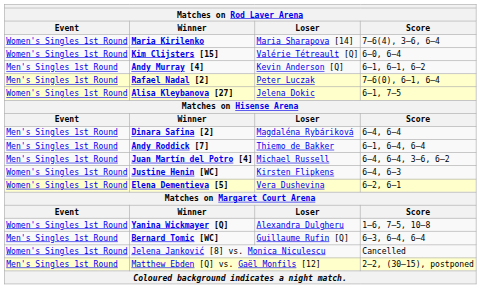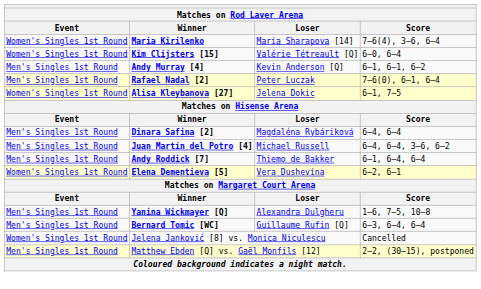rows swapped: (170, 146) <-> (192, 159)
- row: (175, 172)
(67, 225) Women's Singles 1st Round -> (62, 212) Men's Singles 1st Round
